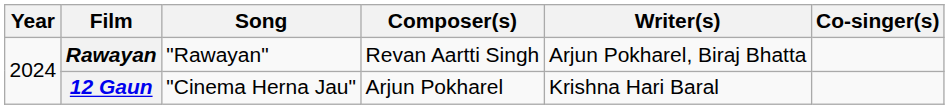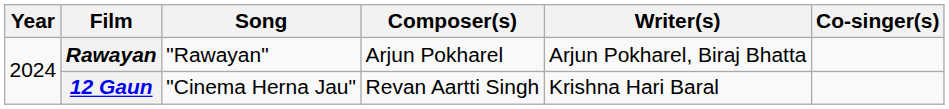(452, 54) Revan Aartti Singh -> (434, 54) Arjun Pokharel
(434, 87) Arjun Pokharel -> (452, 87) Revan Aartti Singh
